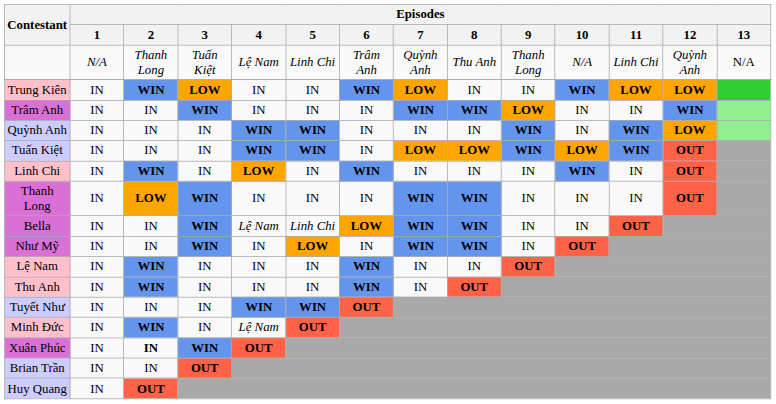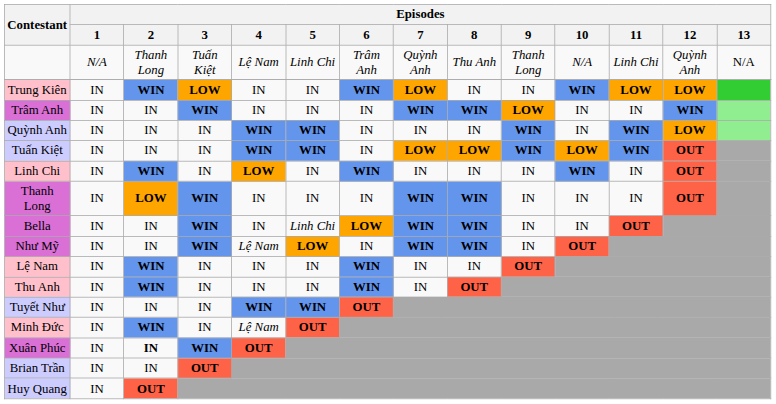(259, 226) Lệ Nam -> (259, 226) IN
(259, 246) IN -> (259, 246) Lệ Nam
